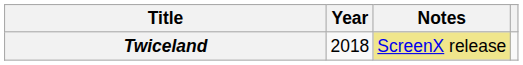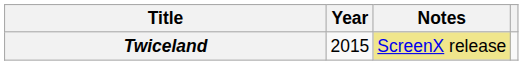(350, 45) 2018 -> (350, 45) 2015
